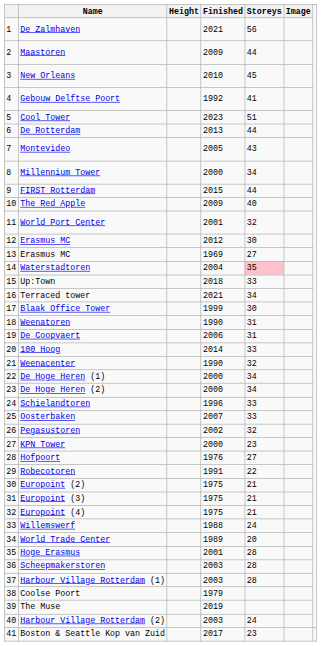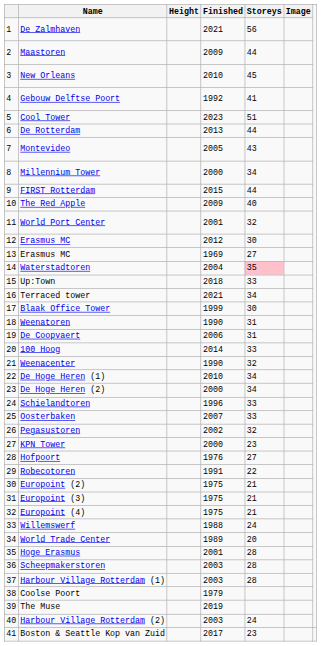(213, 377) 2000 -> (213, 377) 2010
